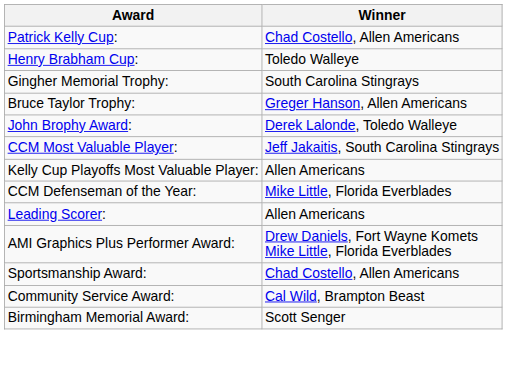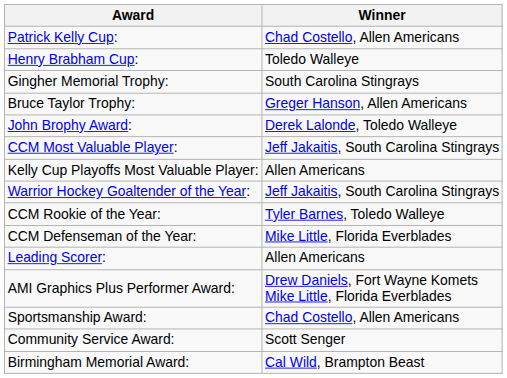+ row: (129, 192)
+ row: (84, 214)
(345, 296) Cal Wild, Brampton Beast -> (305, 340) Scott Senger
(305, 318) Scott Senger -> (345, 362) Cal Wild, Brampton Beast
